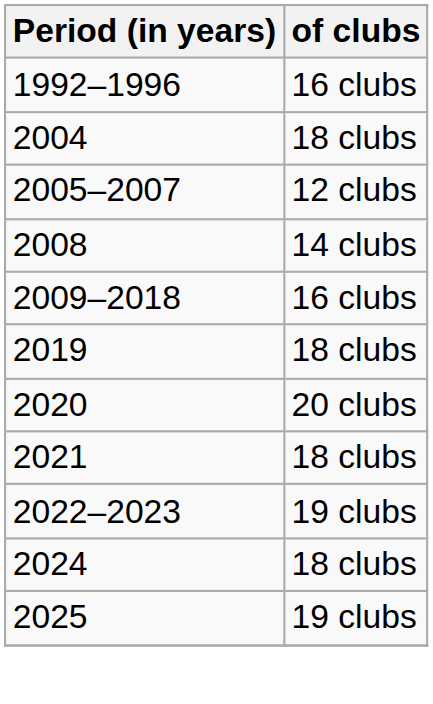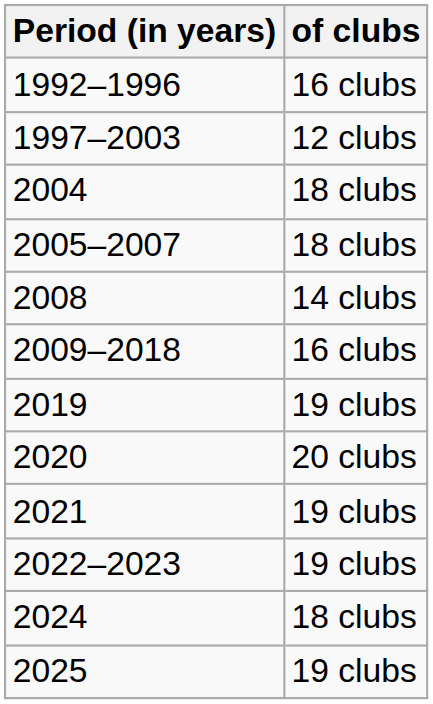+ row: (97, 137)
(354, 191) 12 clubs -> (354, 244) 18 clubs
(354, 350) 18 clubs -> (354, 404) 19 clubs
(354, 457) 18 clubs -> (354, 510) 19 clubs
